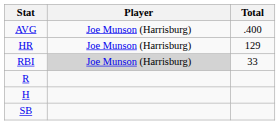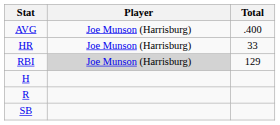(253, 45) 129 -> (253, 45) 33
(253, 62) 33 -> (253, 62) 129
rows swapped: (26, 78) <-> (26, 95)
